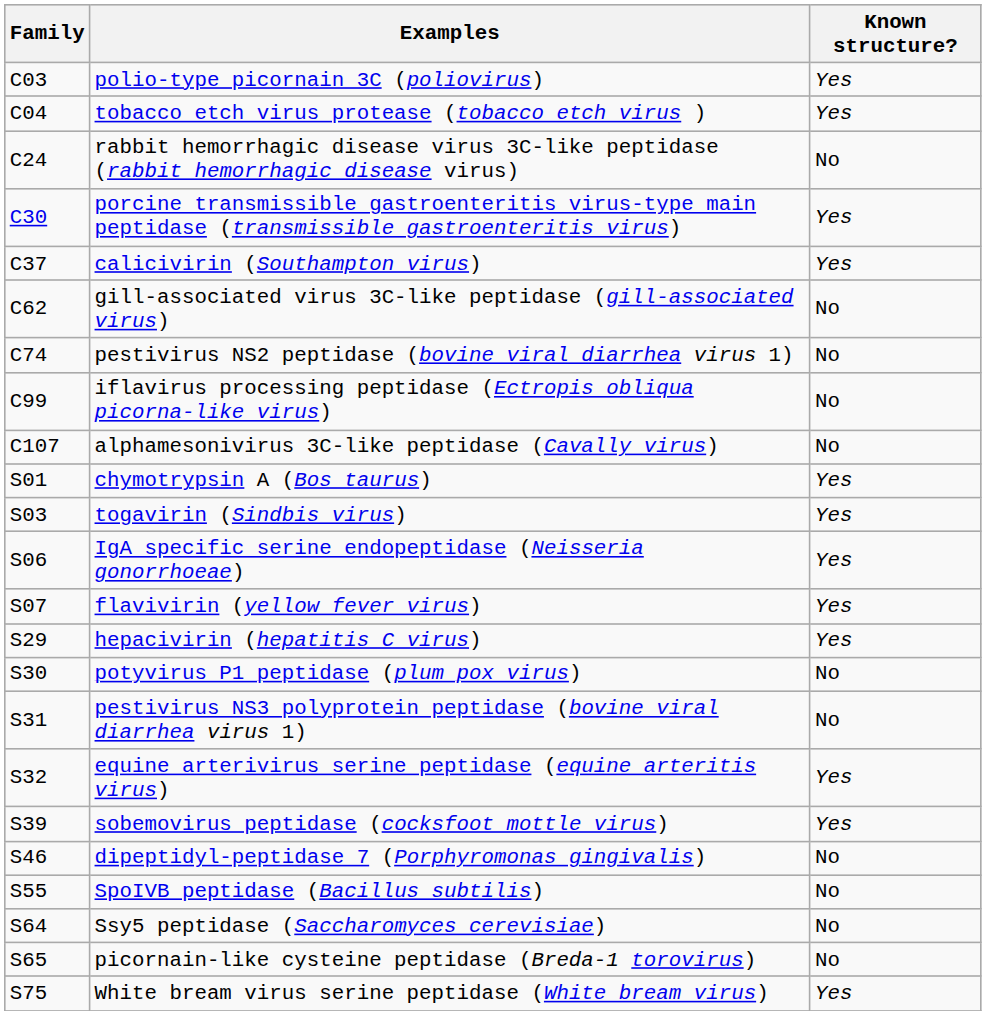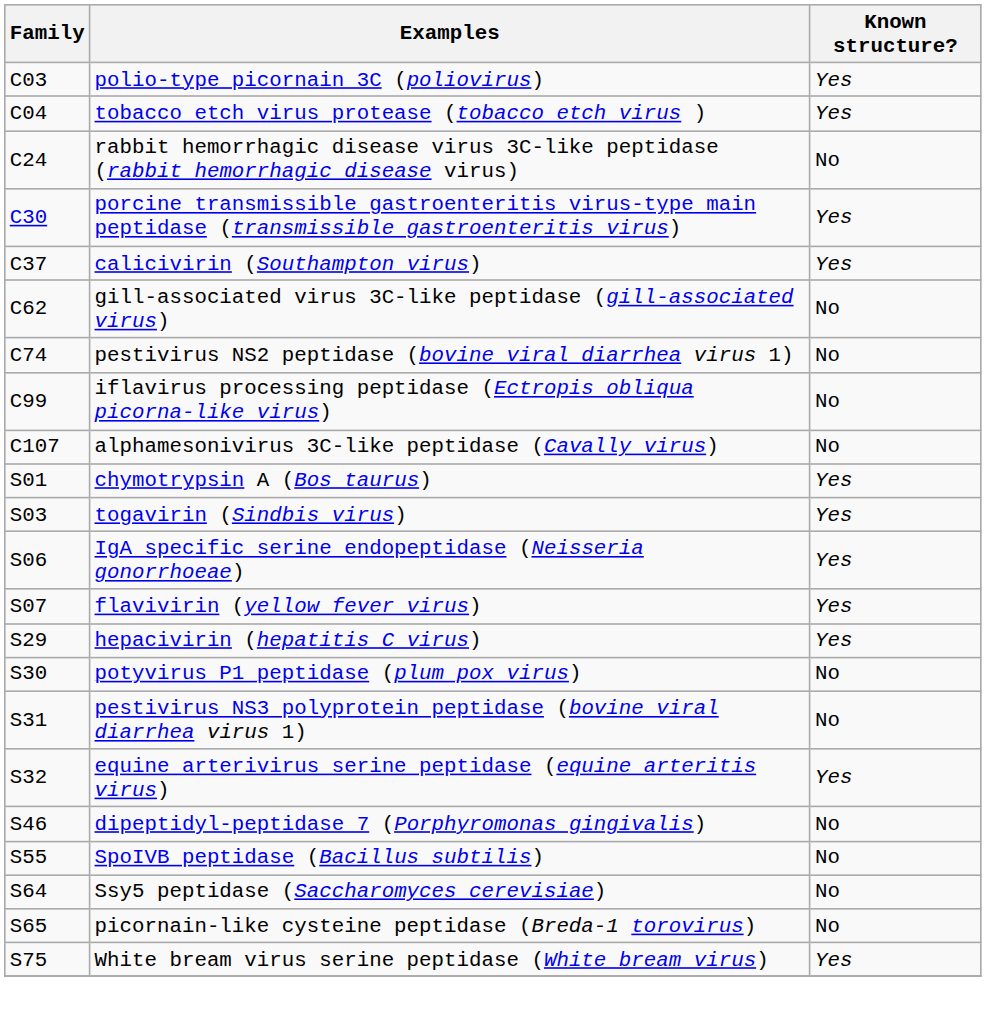- row: (382, 824)
